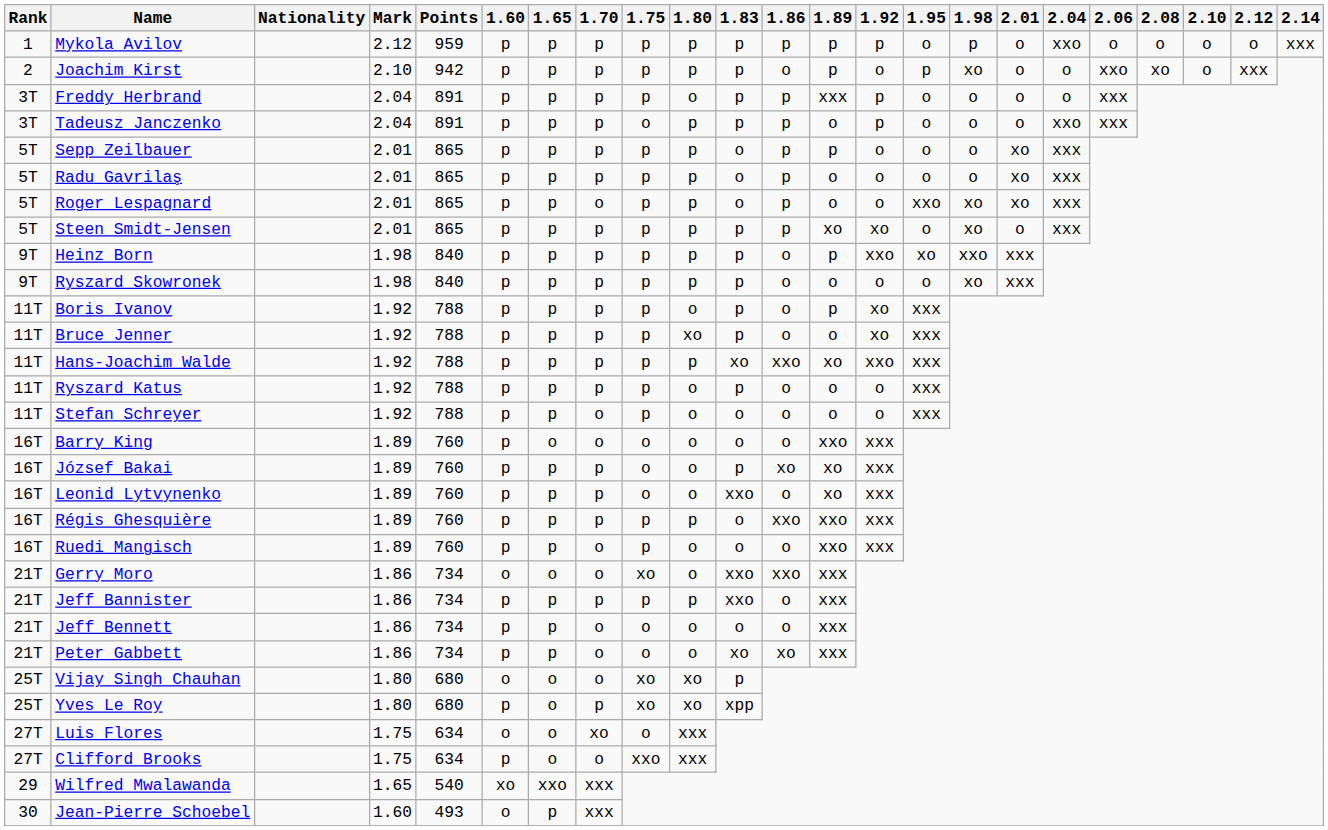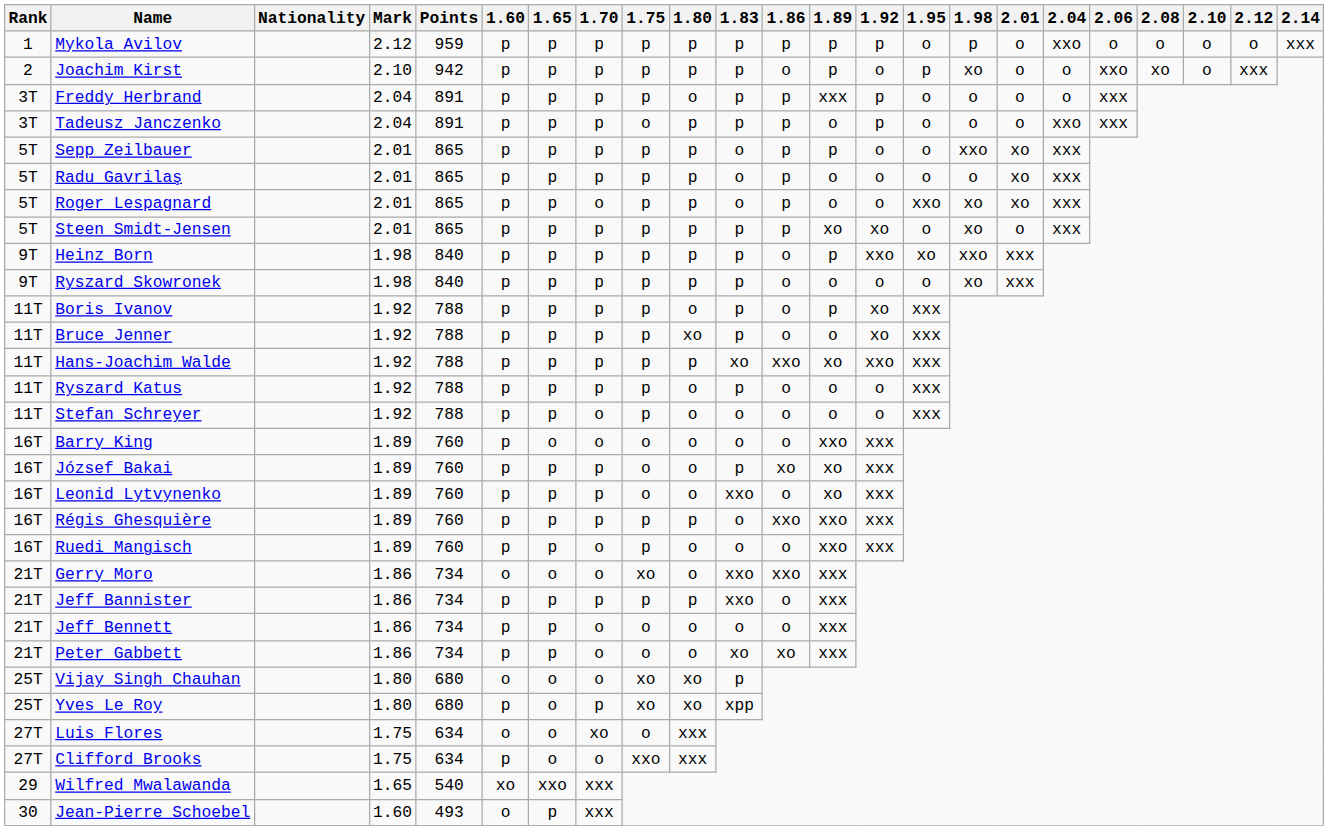(973, 150) o -> (973, 150) xxo
